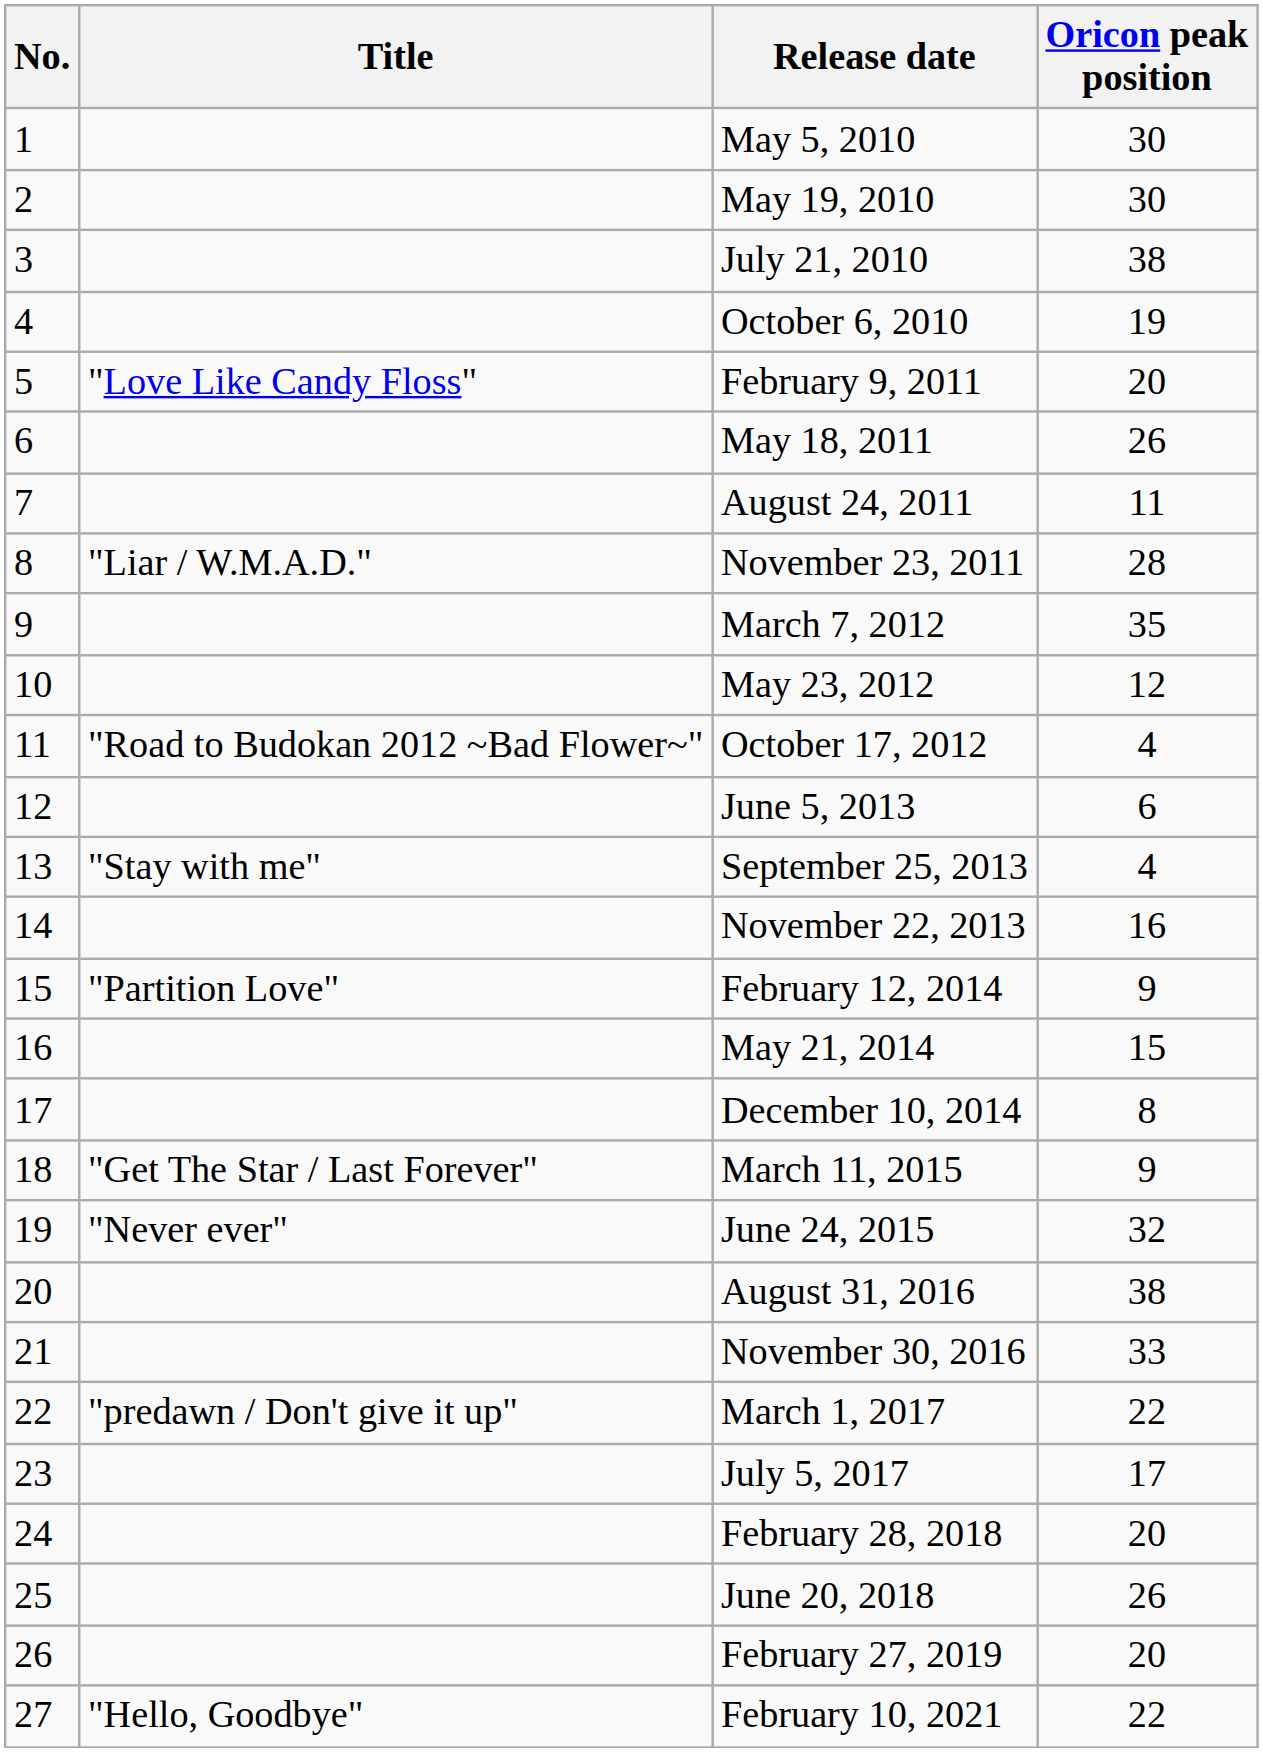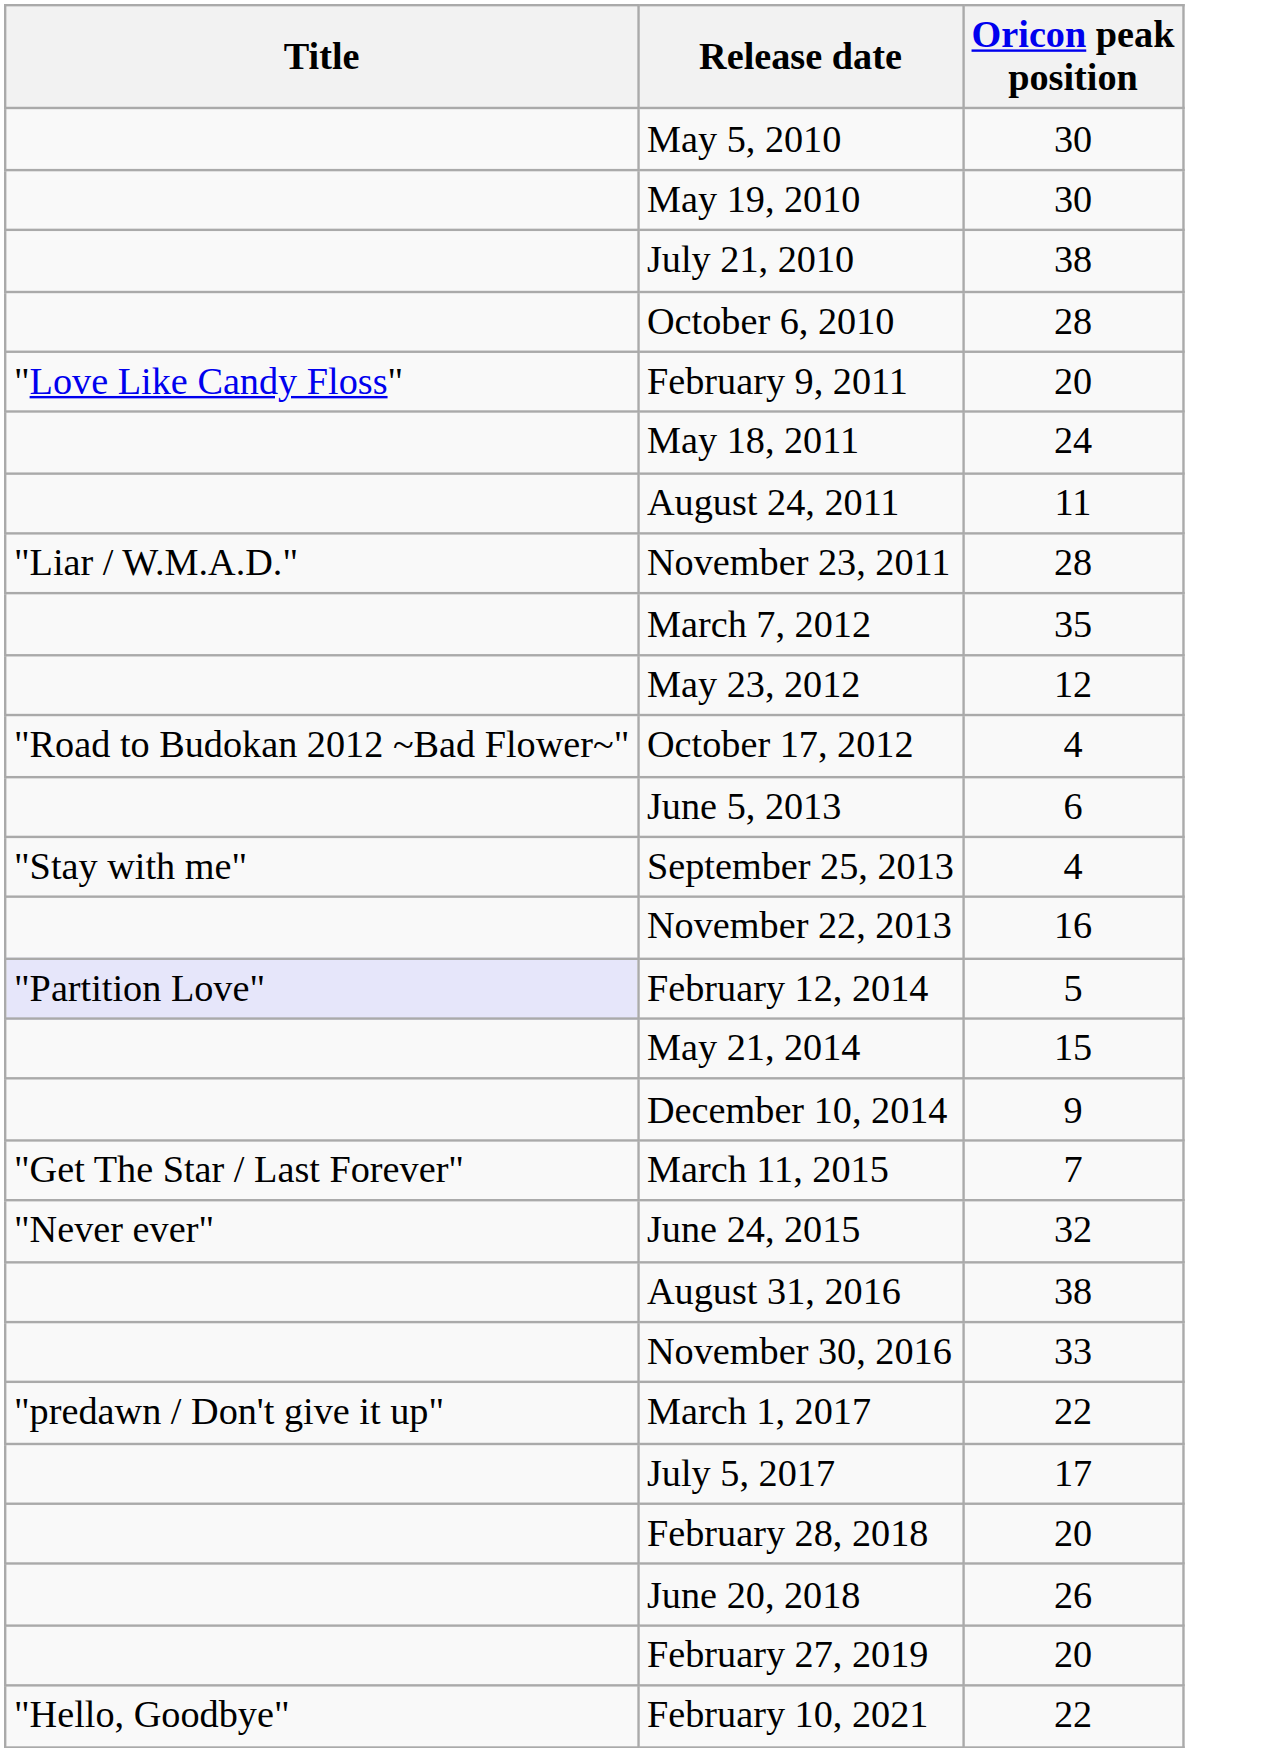- column: (42, 56)
(1147, 320) 19 -> (1073, 320) 28
(1147, 441) 26 -> (1073, 441) 24
(213, 987) no background -> (140, 987) lavender background
(1147, 987) 9 -> (1073, 987) 5
(1147, 1108) 8 -> (1073, 1108) 9
(1147, 1169) 9 -> (1073, 1169) 7
